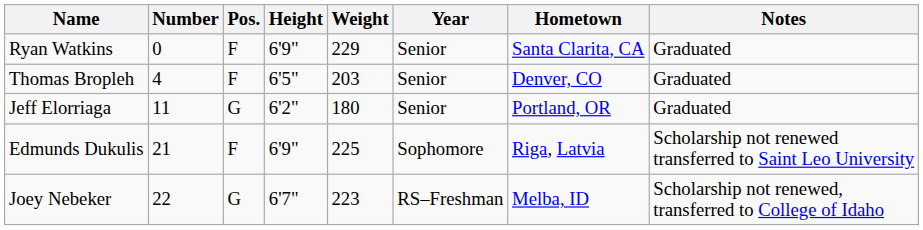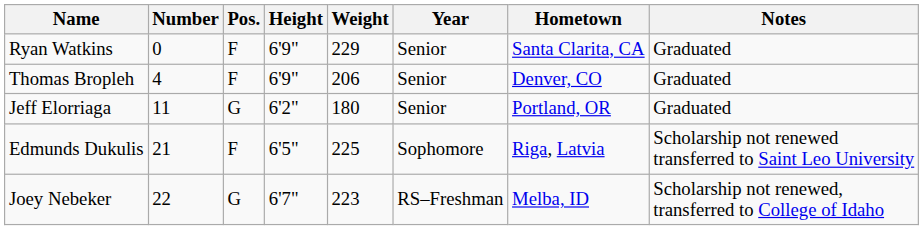(284, 78) 6'5" -> (284, 78) 6'9"
(346, 78) 203 -> (346, 78) 206
(284, 148) 6'9" -> (284, 148) 6'5"
